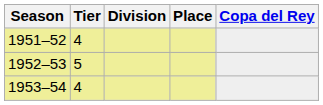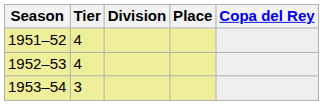(78, 64) 5 -> (78, 64) 4
(78, 87) 4 -> (78, 87) 3
